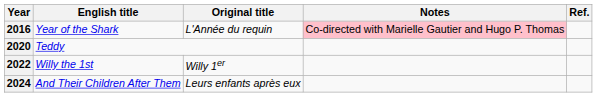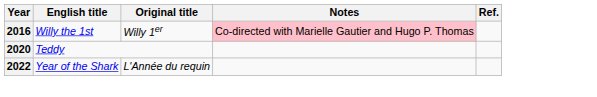(77, 30) Year of the Shark -> (64, 31) Willy the 1st
(229, 30) L'Année du requin -> (143, 31) Willy 1er
(64, 65) Willy the 1st -> (77, 66) Year of the Shark
(205, 65) Willy 1er -> (167, 66) L'Année du requin
- row: (19, 83)
